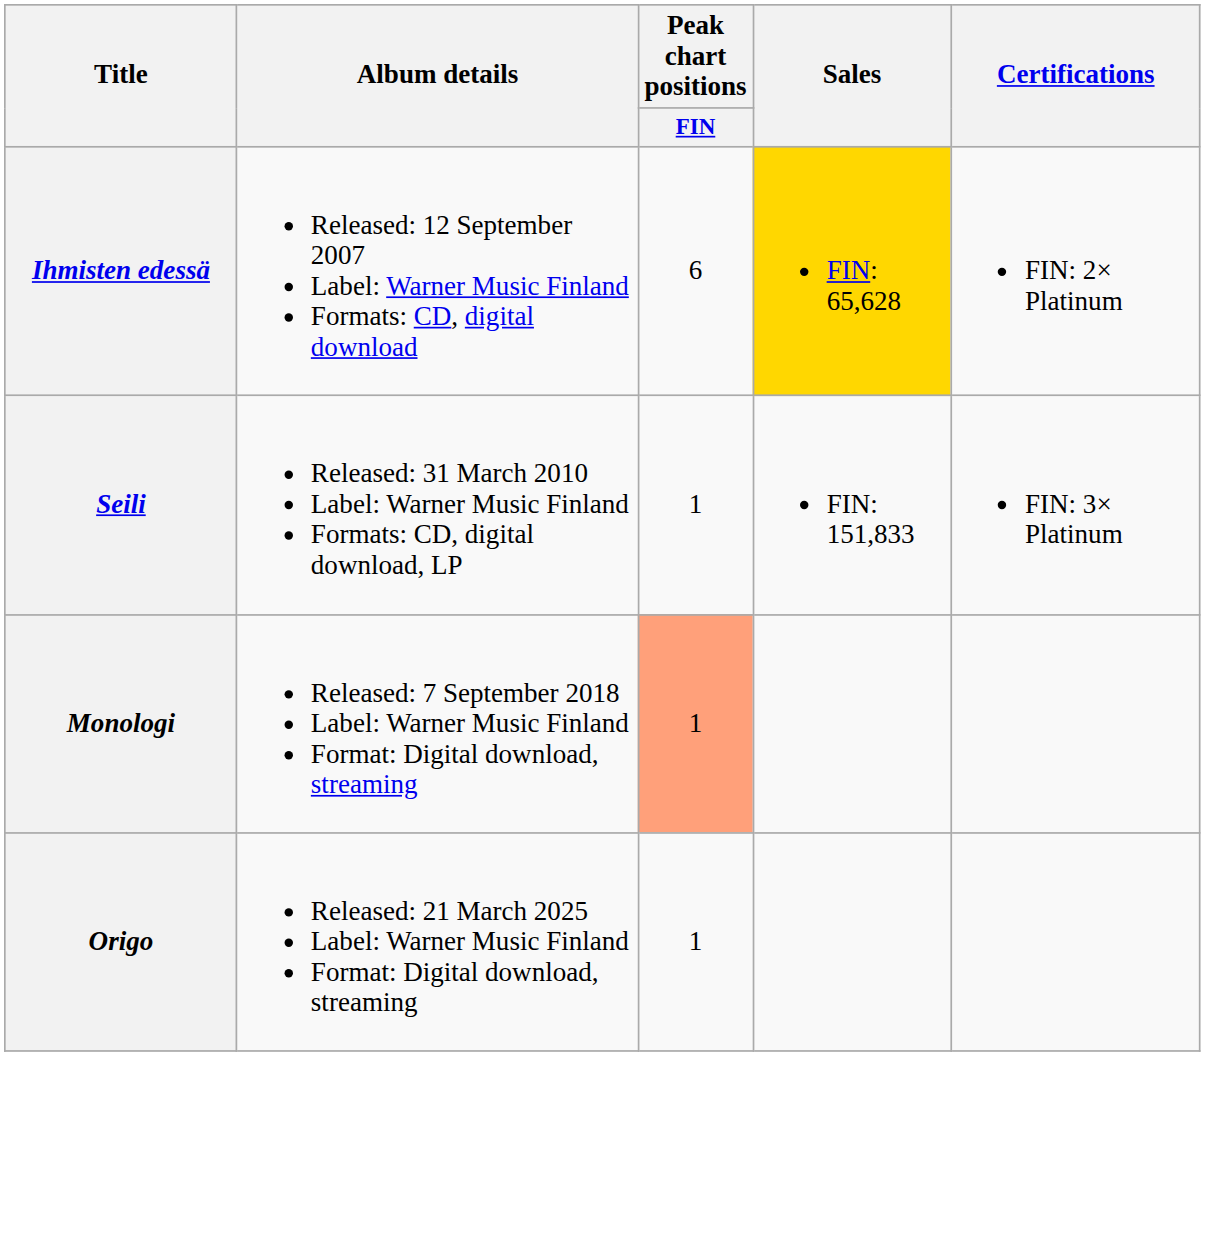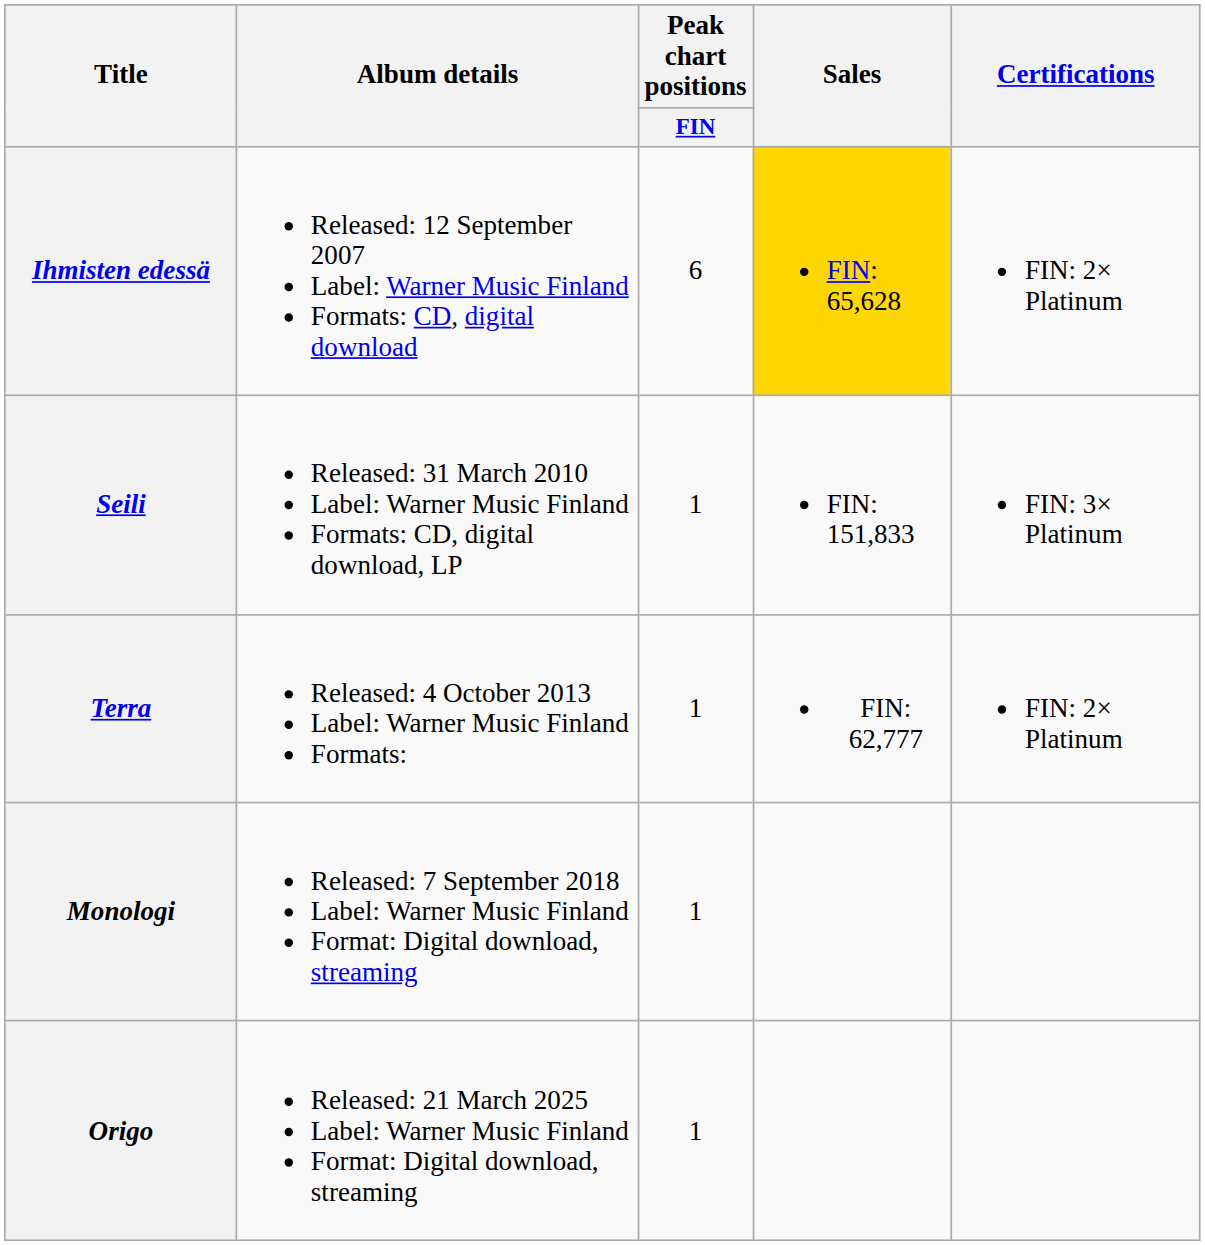+ row: (121, 707)
(696, 723) lightsalmon background -> (696, 911) no background
